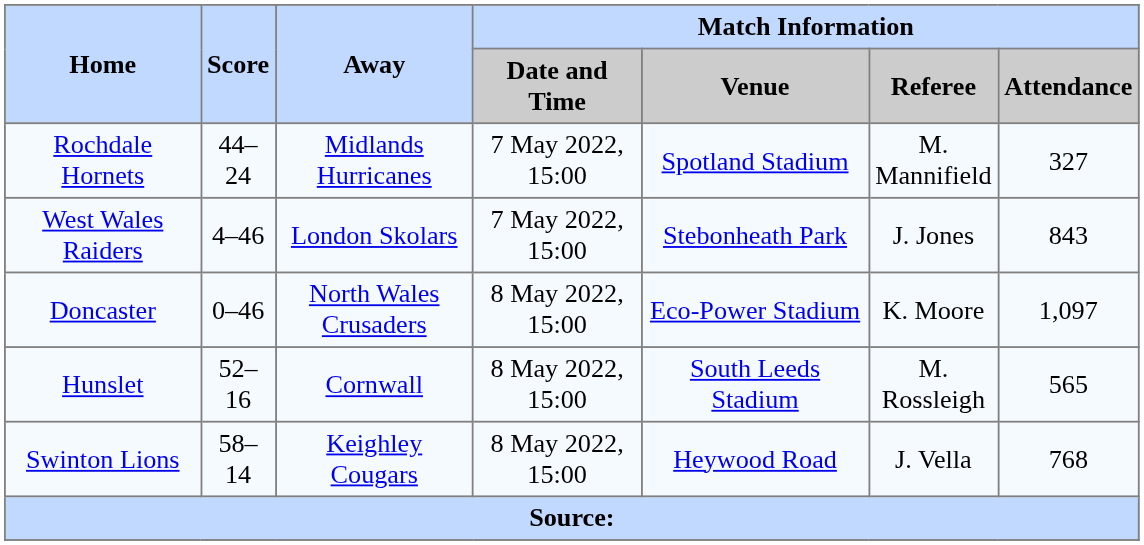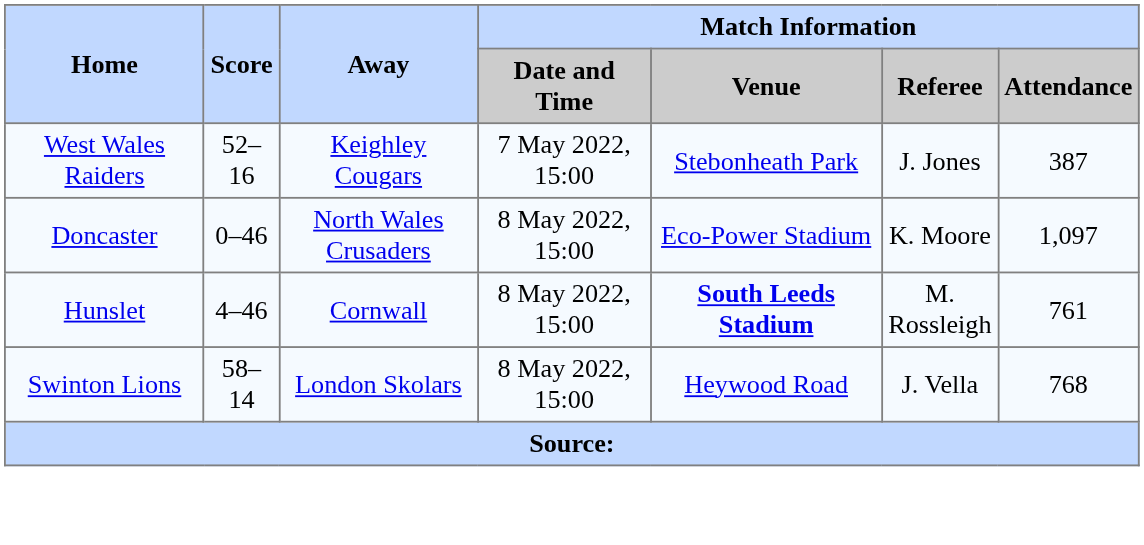- row: (103, 160)
(238, 234) 4–46 -> (242, 160) 52–16
(374, 234) London Skolars -> (378, 160) Keighley Cougars
(1068, 234) 843 -> (1068, 160) 387
(238, 383) 52–16 -> (242, 309) 4–46
(755, 383) normal -> (766, 309) bold
(1068, 383) 565 -> (1068, 309) 761
(374, 458) Keighley Cougars -> (378, 383) London Skolars
